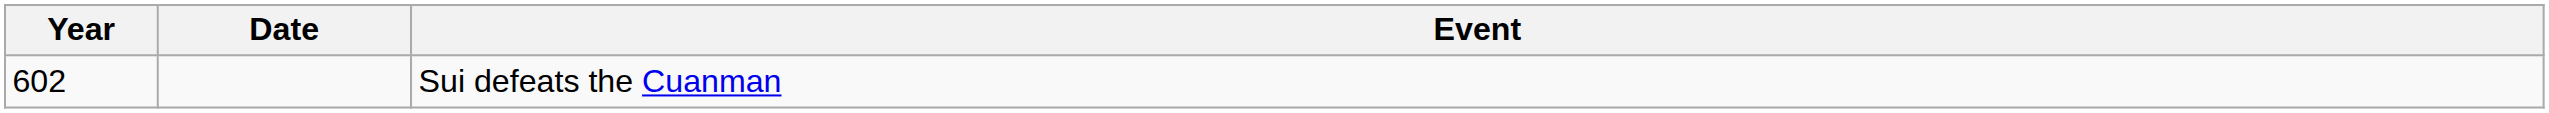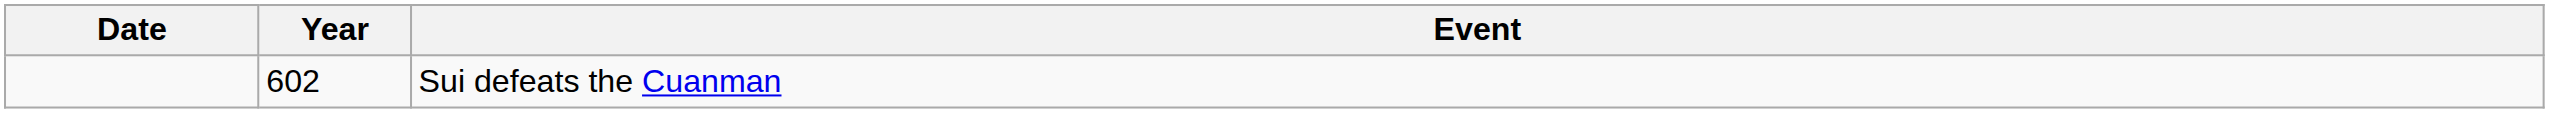columns swapped: (81, 30) <-> (284, 30)
